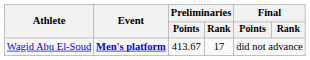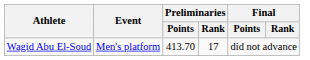(131, 47) bold -> (128, 47) normal
(186, 47) 413.67 -> (181, 47) 413.70
